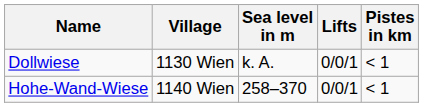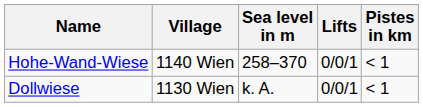rows swapped: (44, 62) <-> (78, 89)
